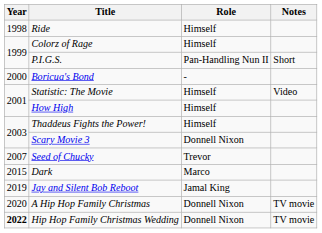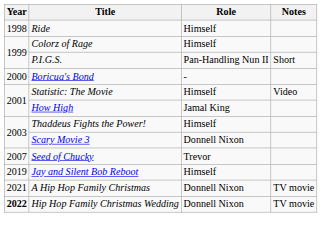(200, 108) Himself -> (207, 108) Jamal King
- row: (42, 172)
(207, 188) Jamal King -> (200, 172) Himself
(17, 204) 2020 -> (17, 188) 2021
